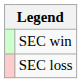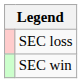rows swapped: (45, 41) <-> (46, 66)
